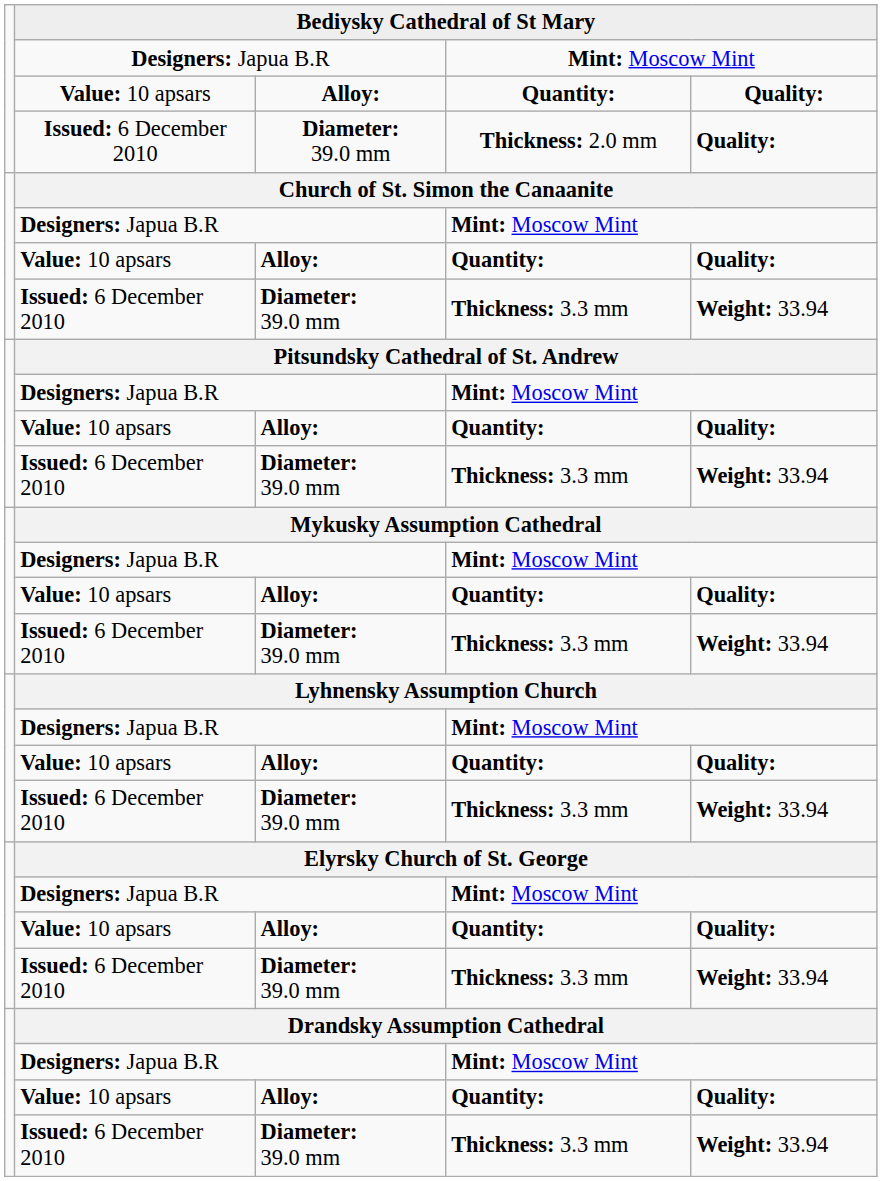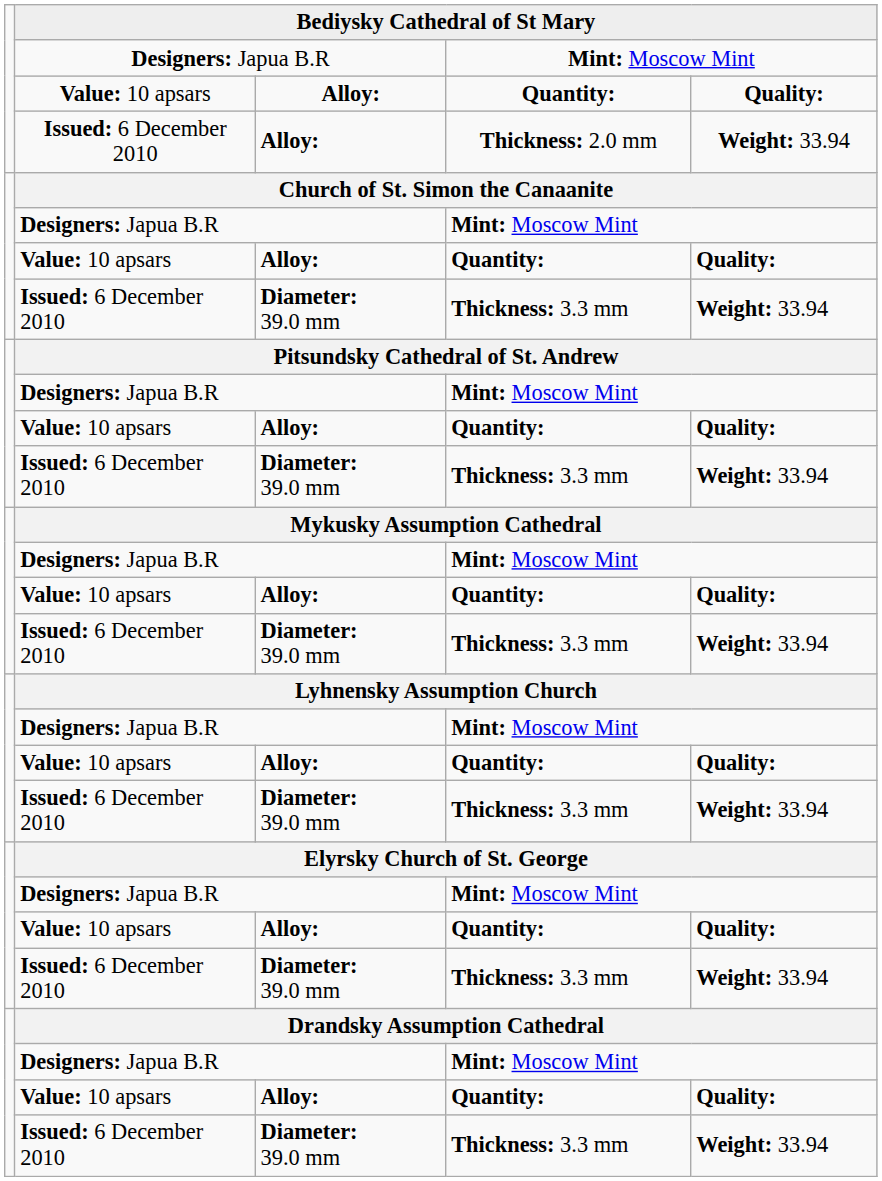(351, 141) Diameter: 39.0 mm -> (290, 141) Alloy:
(736, 141) Quality: -> (784, 141) Weight: 33.94
